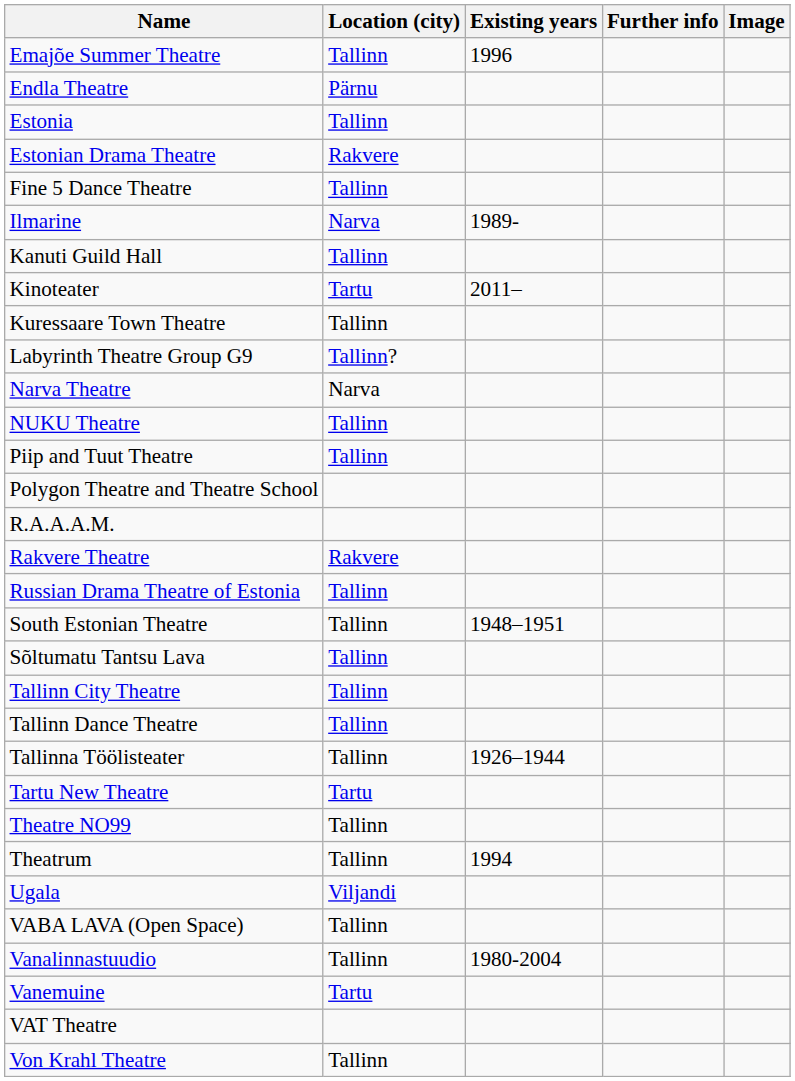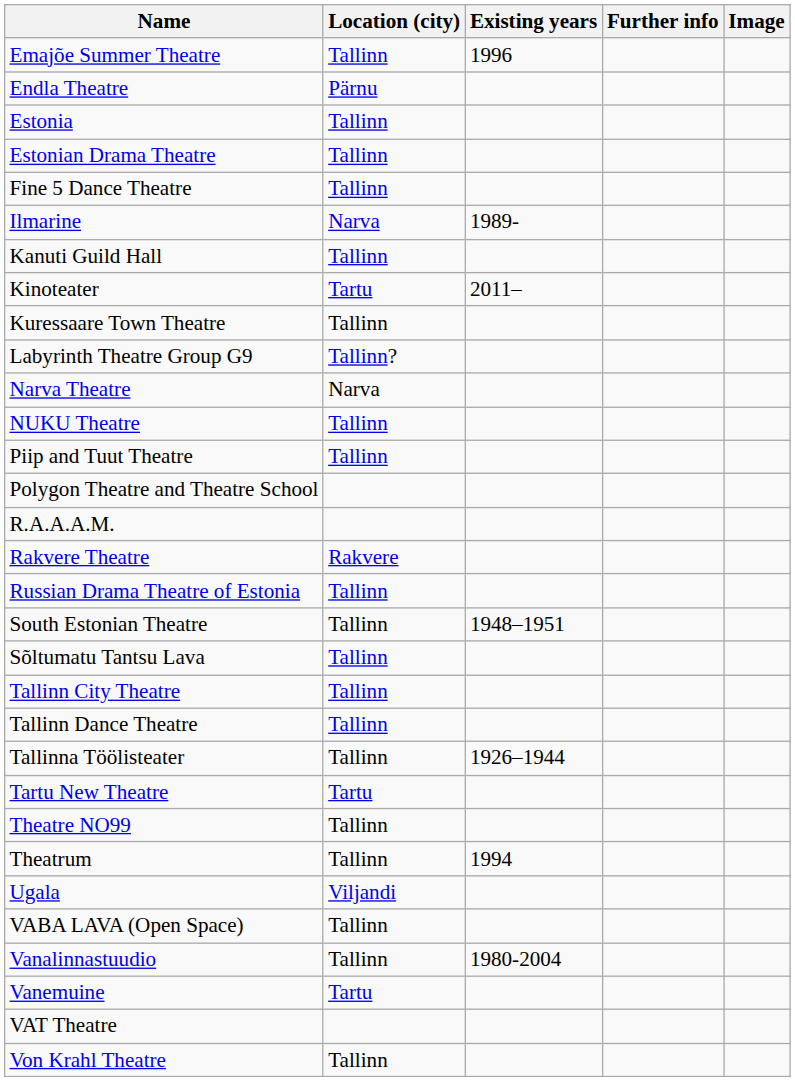(363, 155) Rakvere -> (358, 155) Tallinn
